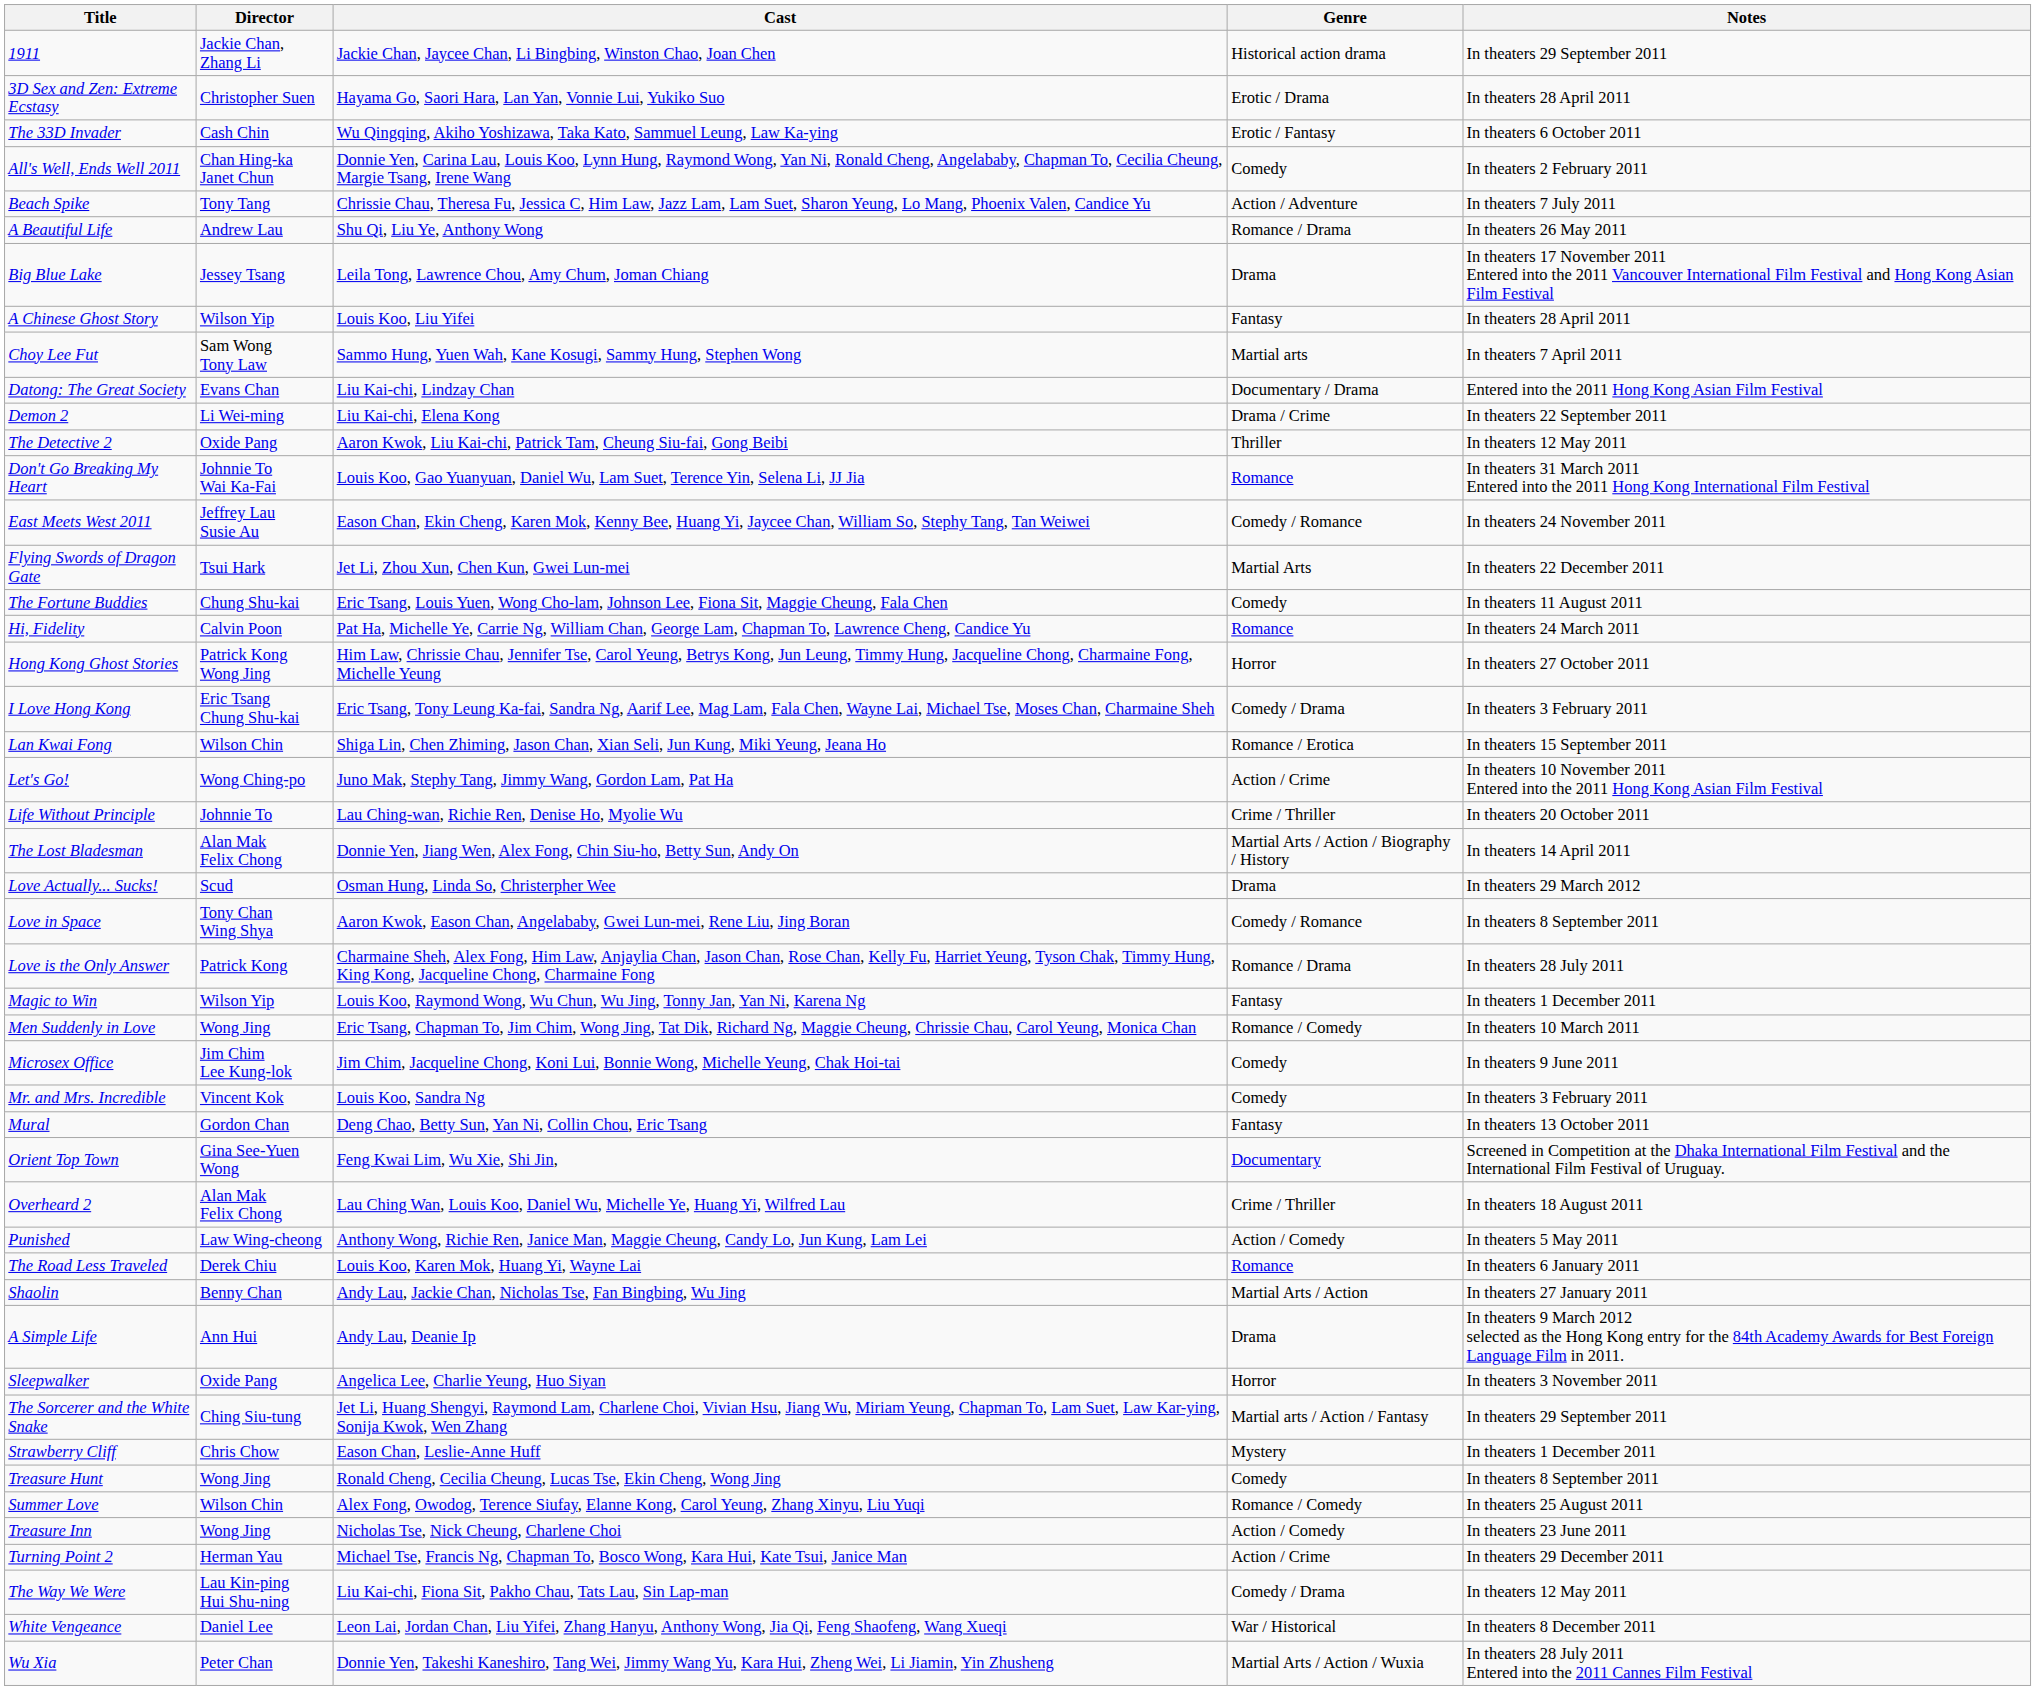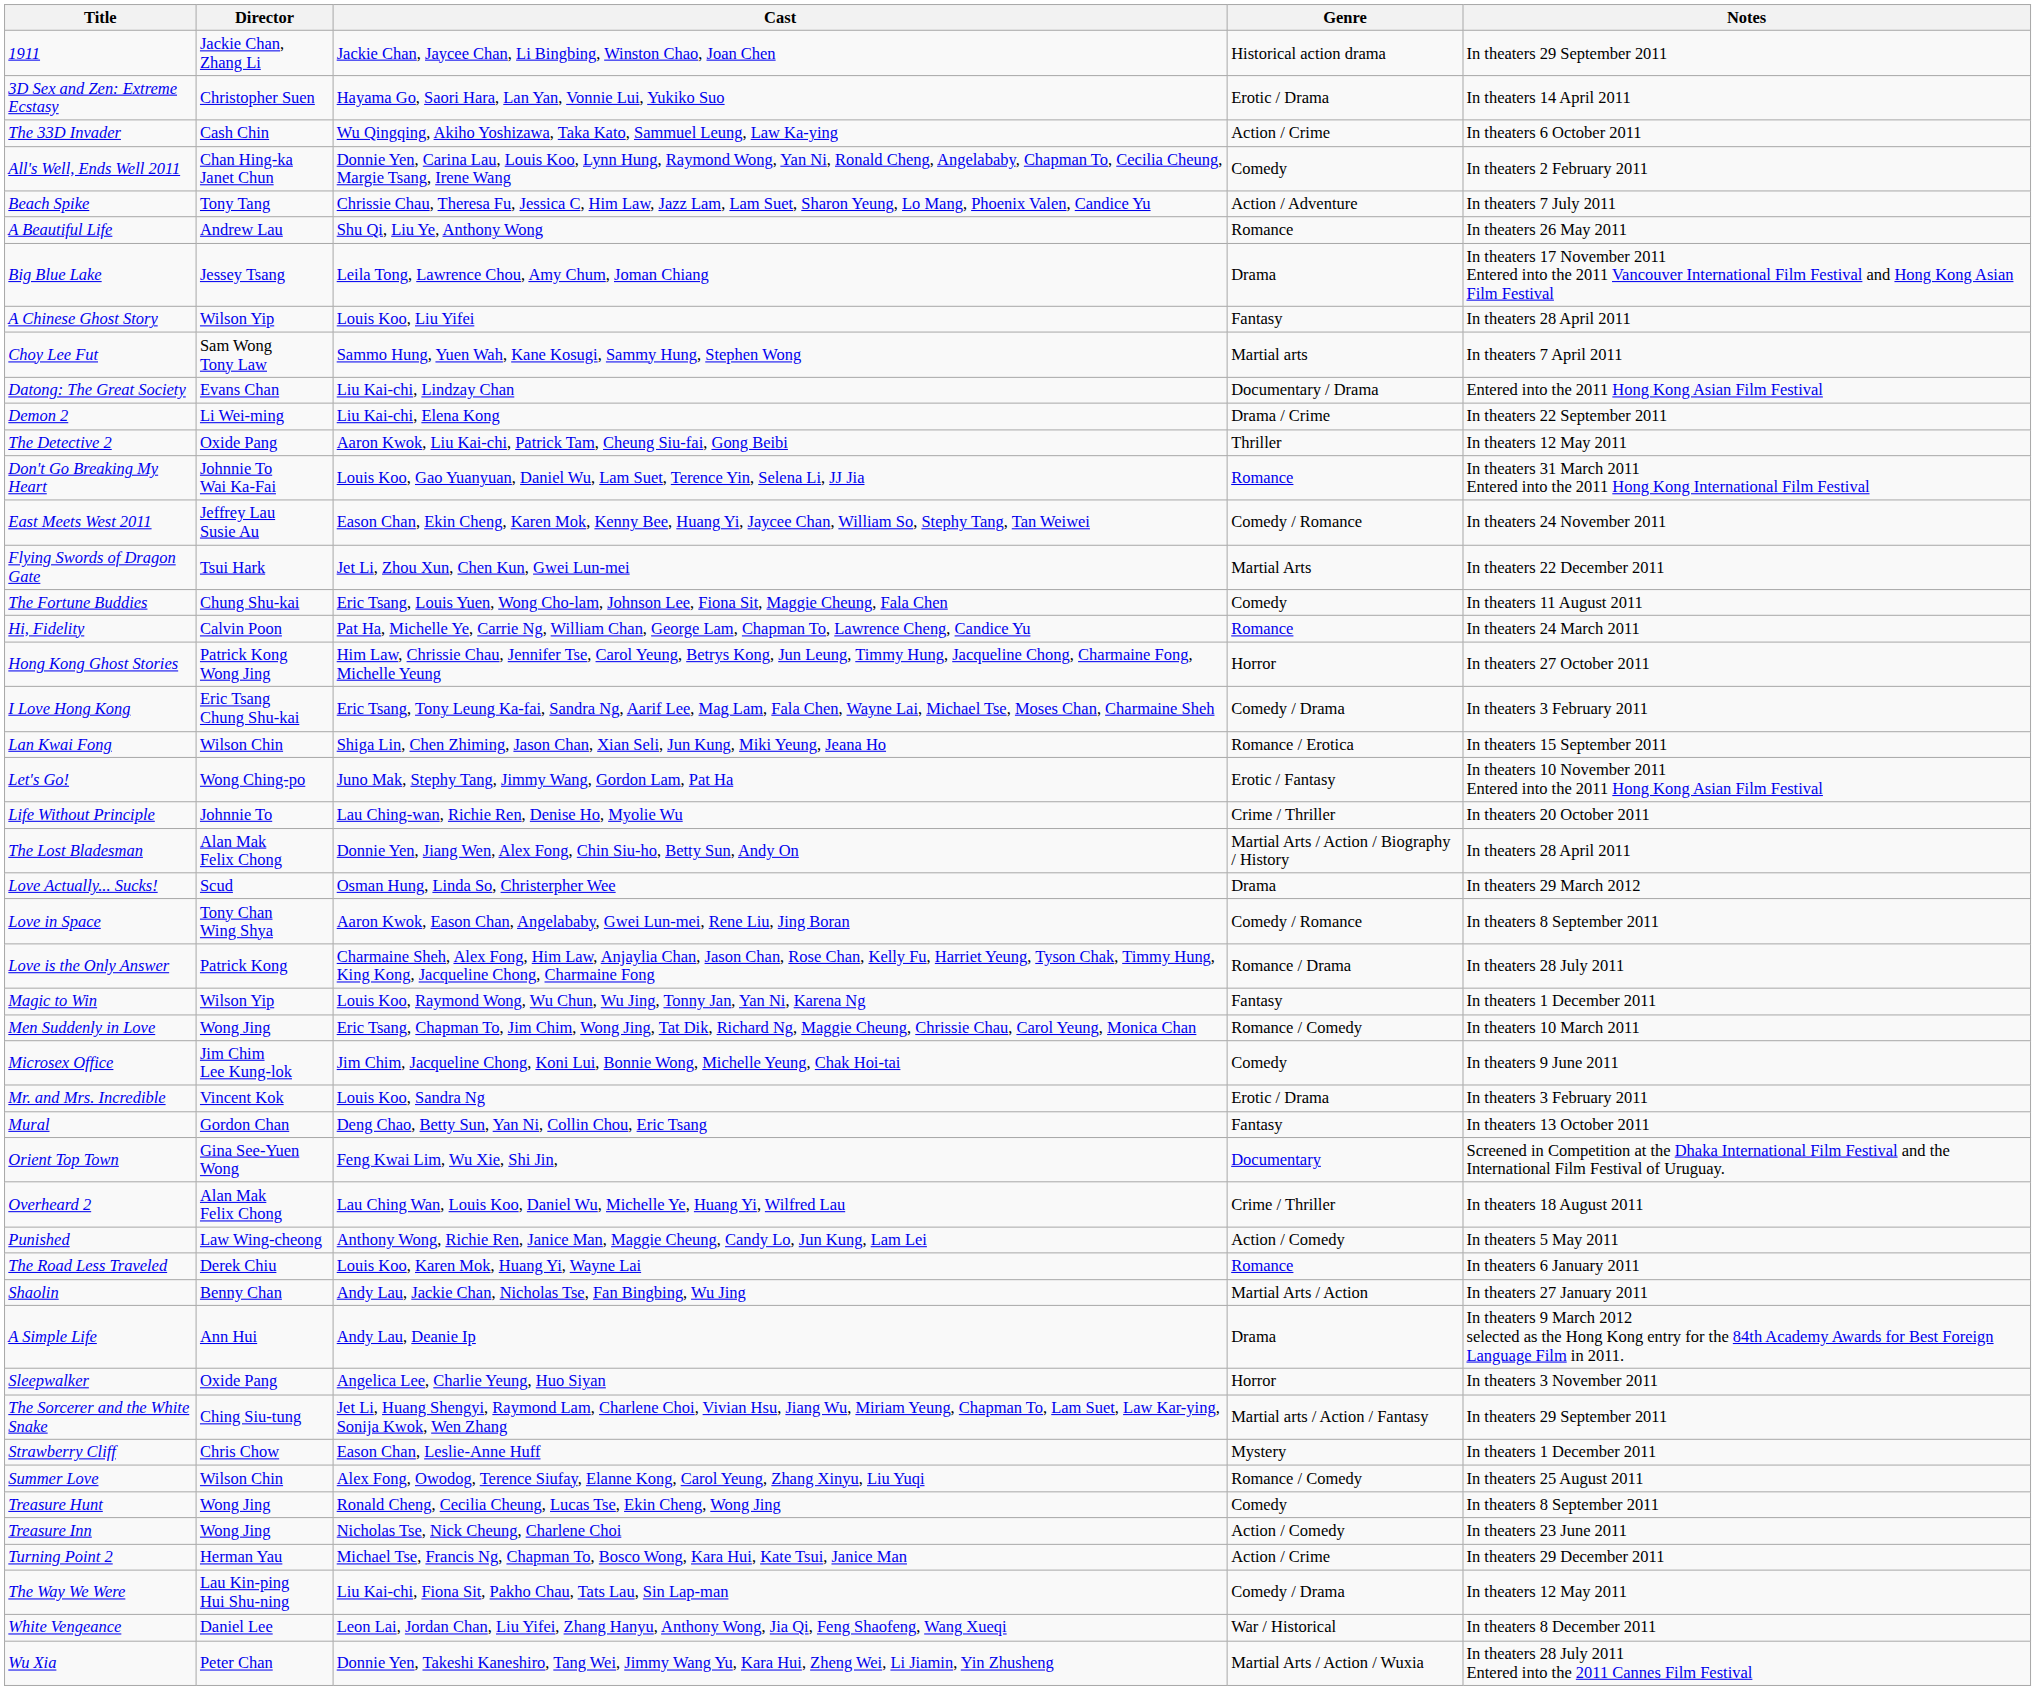(1549, 97) In theaters 28 April 2011 -> (1549, 97) In theaters 14 April 2011
(1283, 133) Erotic / Fantasy -> (1281, 133) Action / Crime
(1291, 230) Romance / Drama -> (1262, 230) Romance
(1281, 779) Action / Crime -> (1283, 779) Erotic / Fantasy
(1549, 850) In theaters 14 April 2011 -> (1549, 850) In theaters 28 April 2011
(1259, 1098) Comedy -> (1280, 1098) Erotic / Drama
rows swapped: (53, 1504) <-> (56, 1478)
